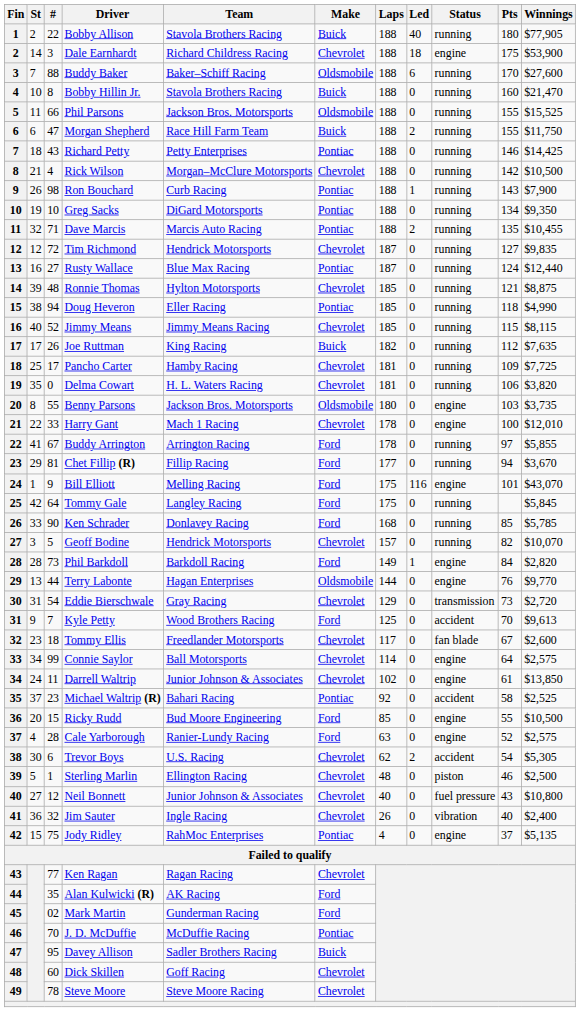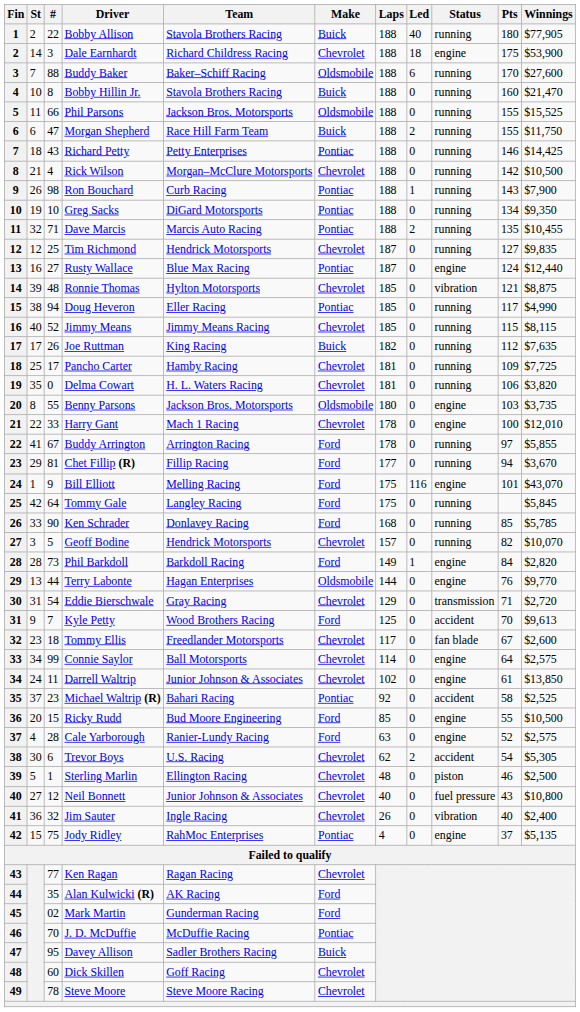(53, 249) 72 -> (53, 249) 25
(453, 268) running -> (450, 268) engine
(453, 288) running -> (456, 288) vibration
(510, 307) 118 -> (510, 307) 117
(507, 600) 73 -> (507, 600) 71
